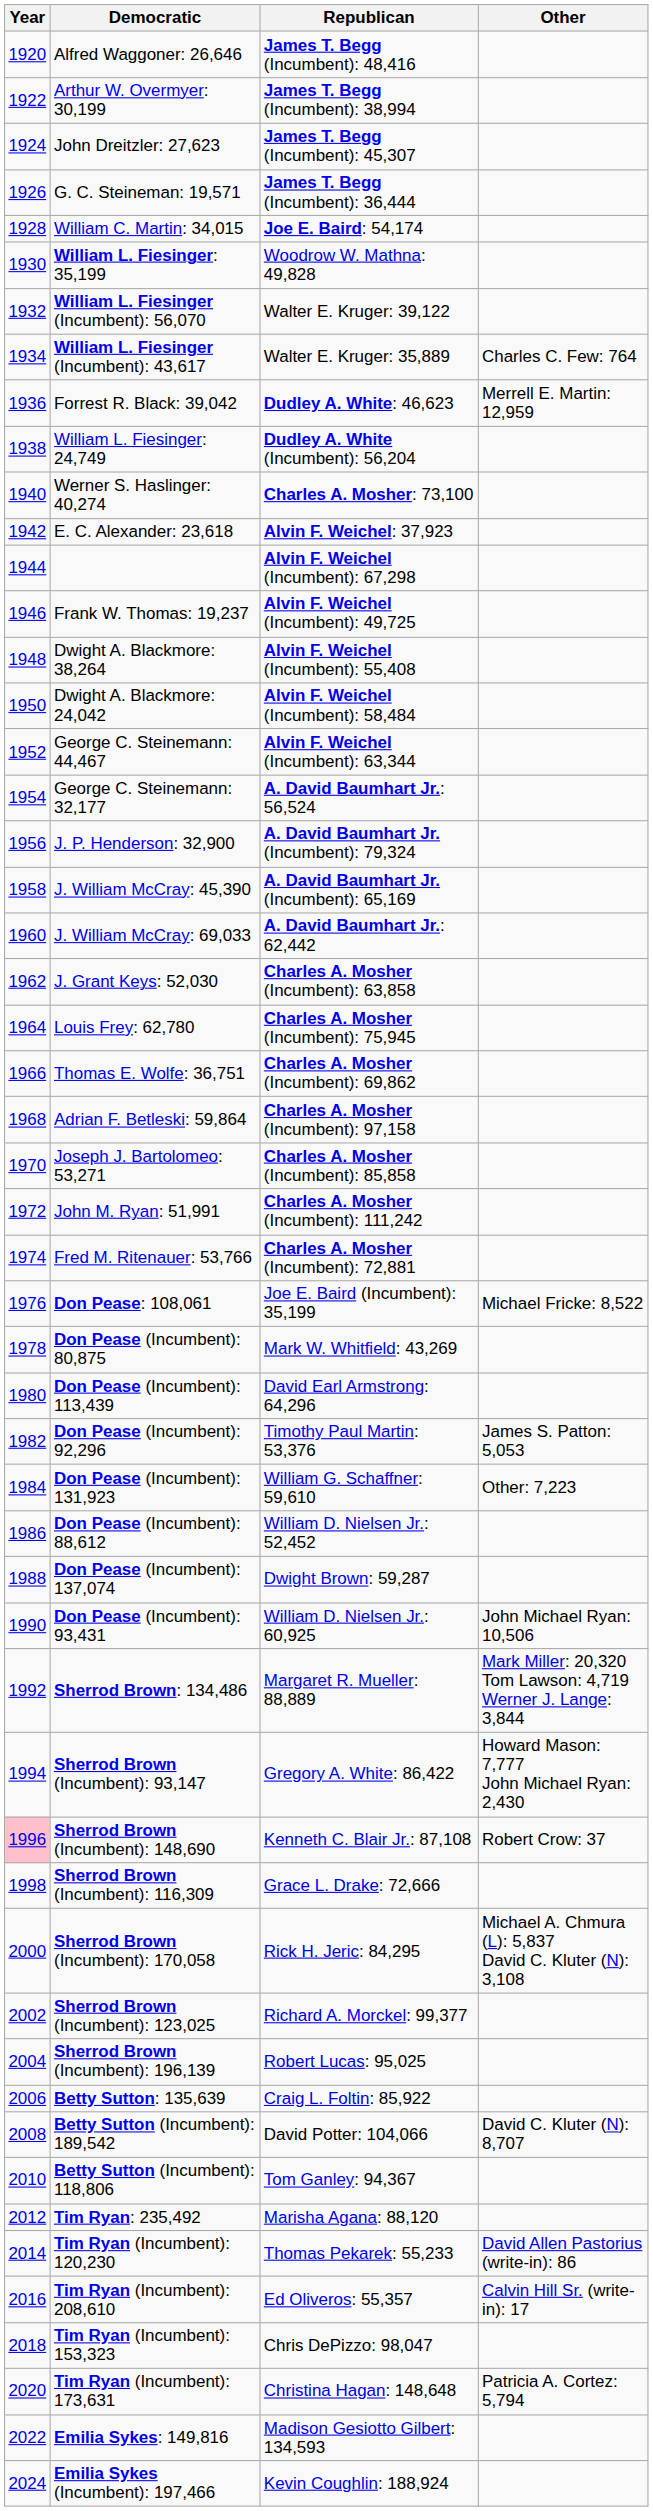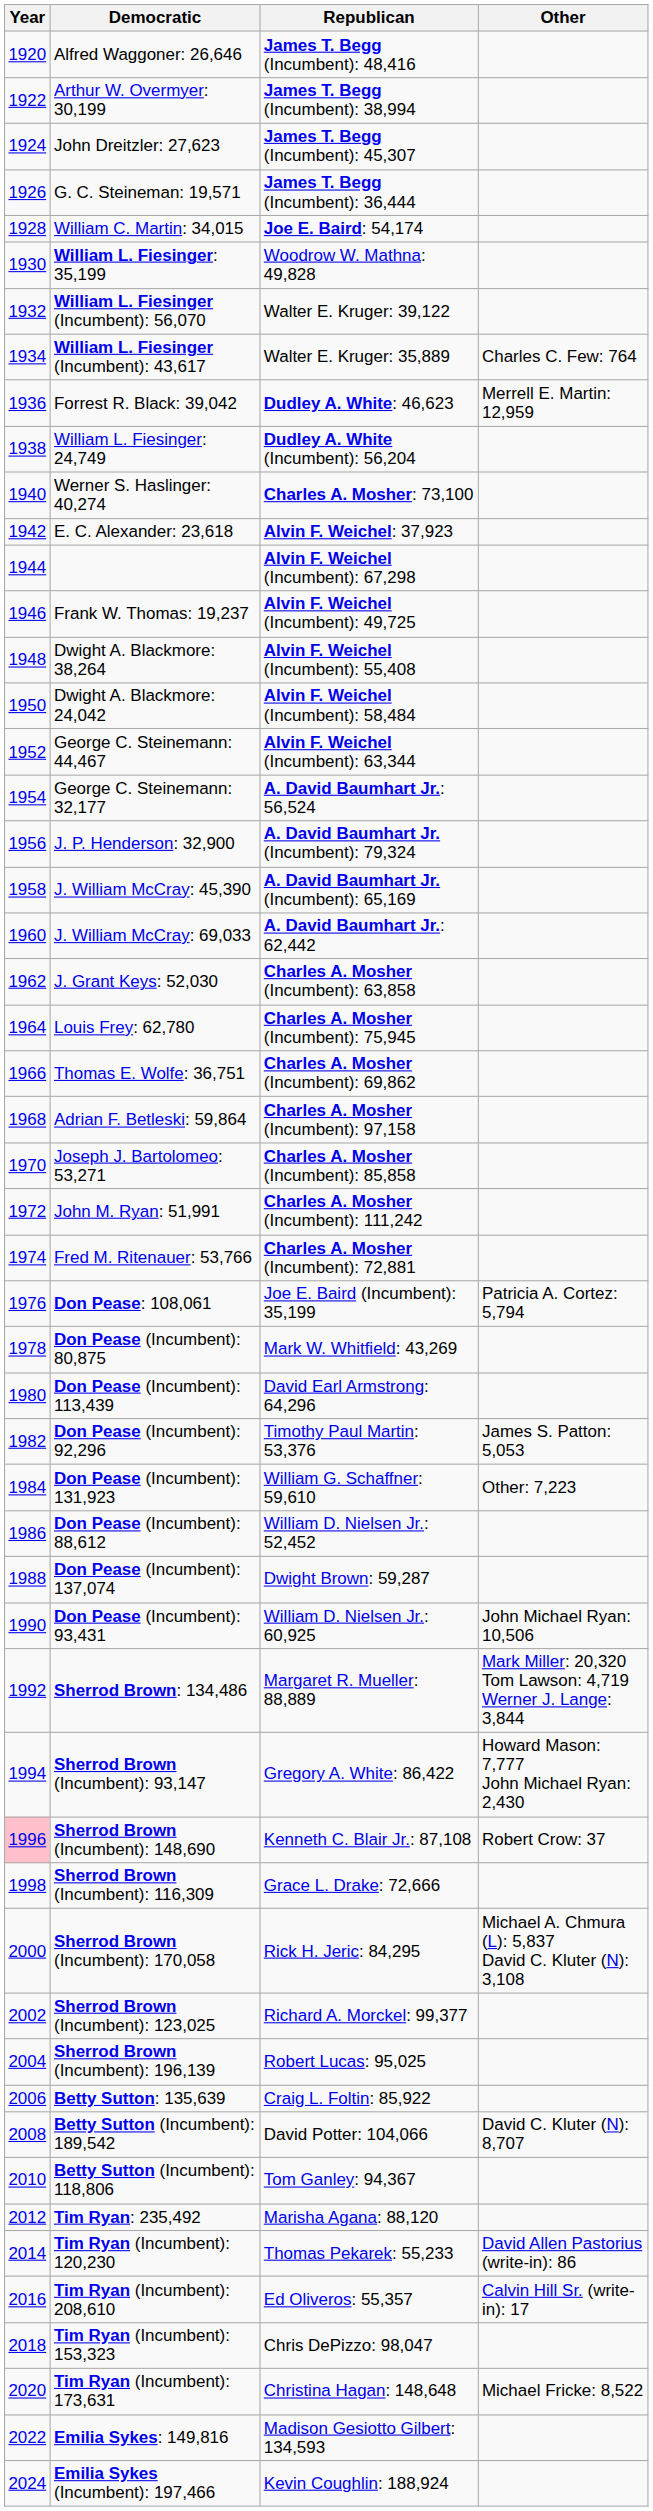(563, 1303) Michael Fricke: 8,522 -> (550, 1303) Patricia A. Cortez: 5,794
(550, 2391) Patricia A. Cortez: 5,794 -> (563, 2391) Michael Fricke: 8,522
